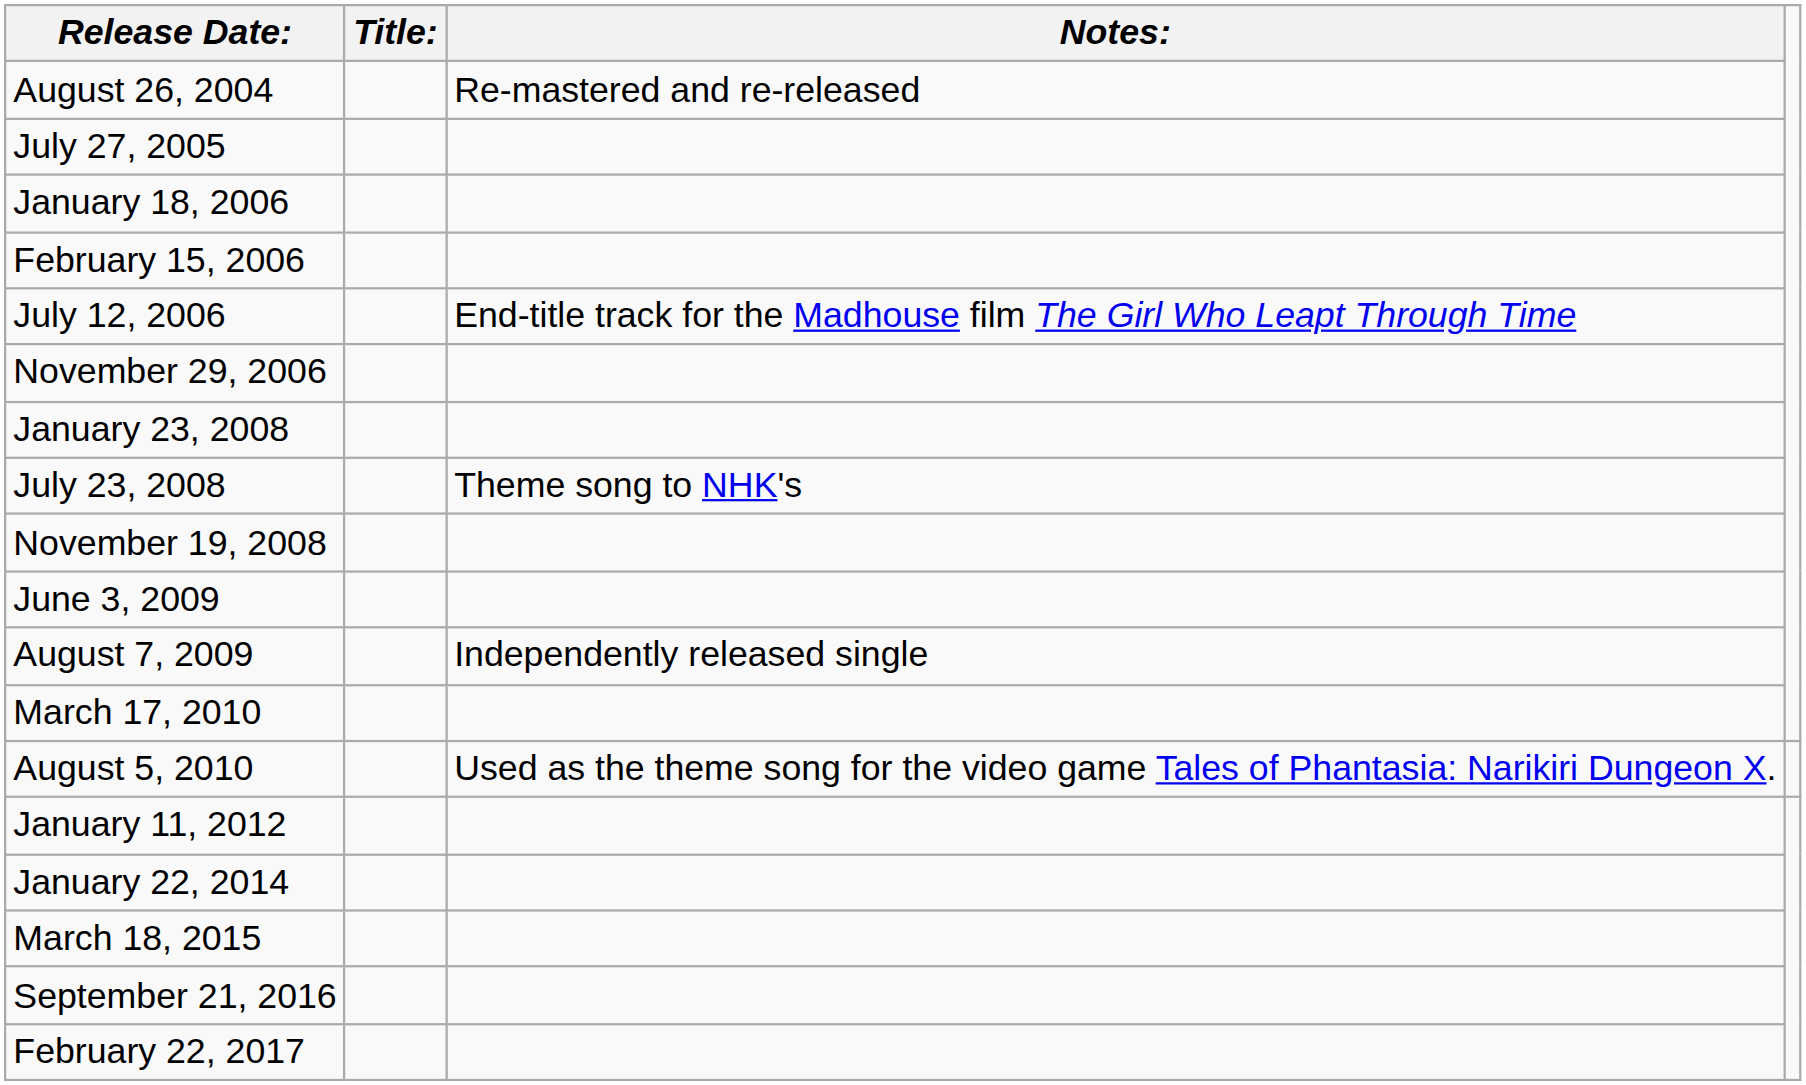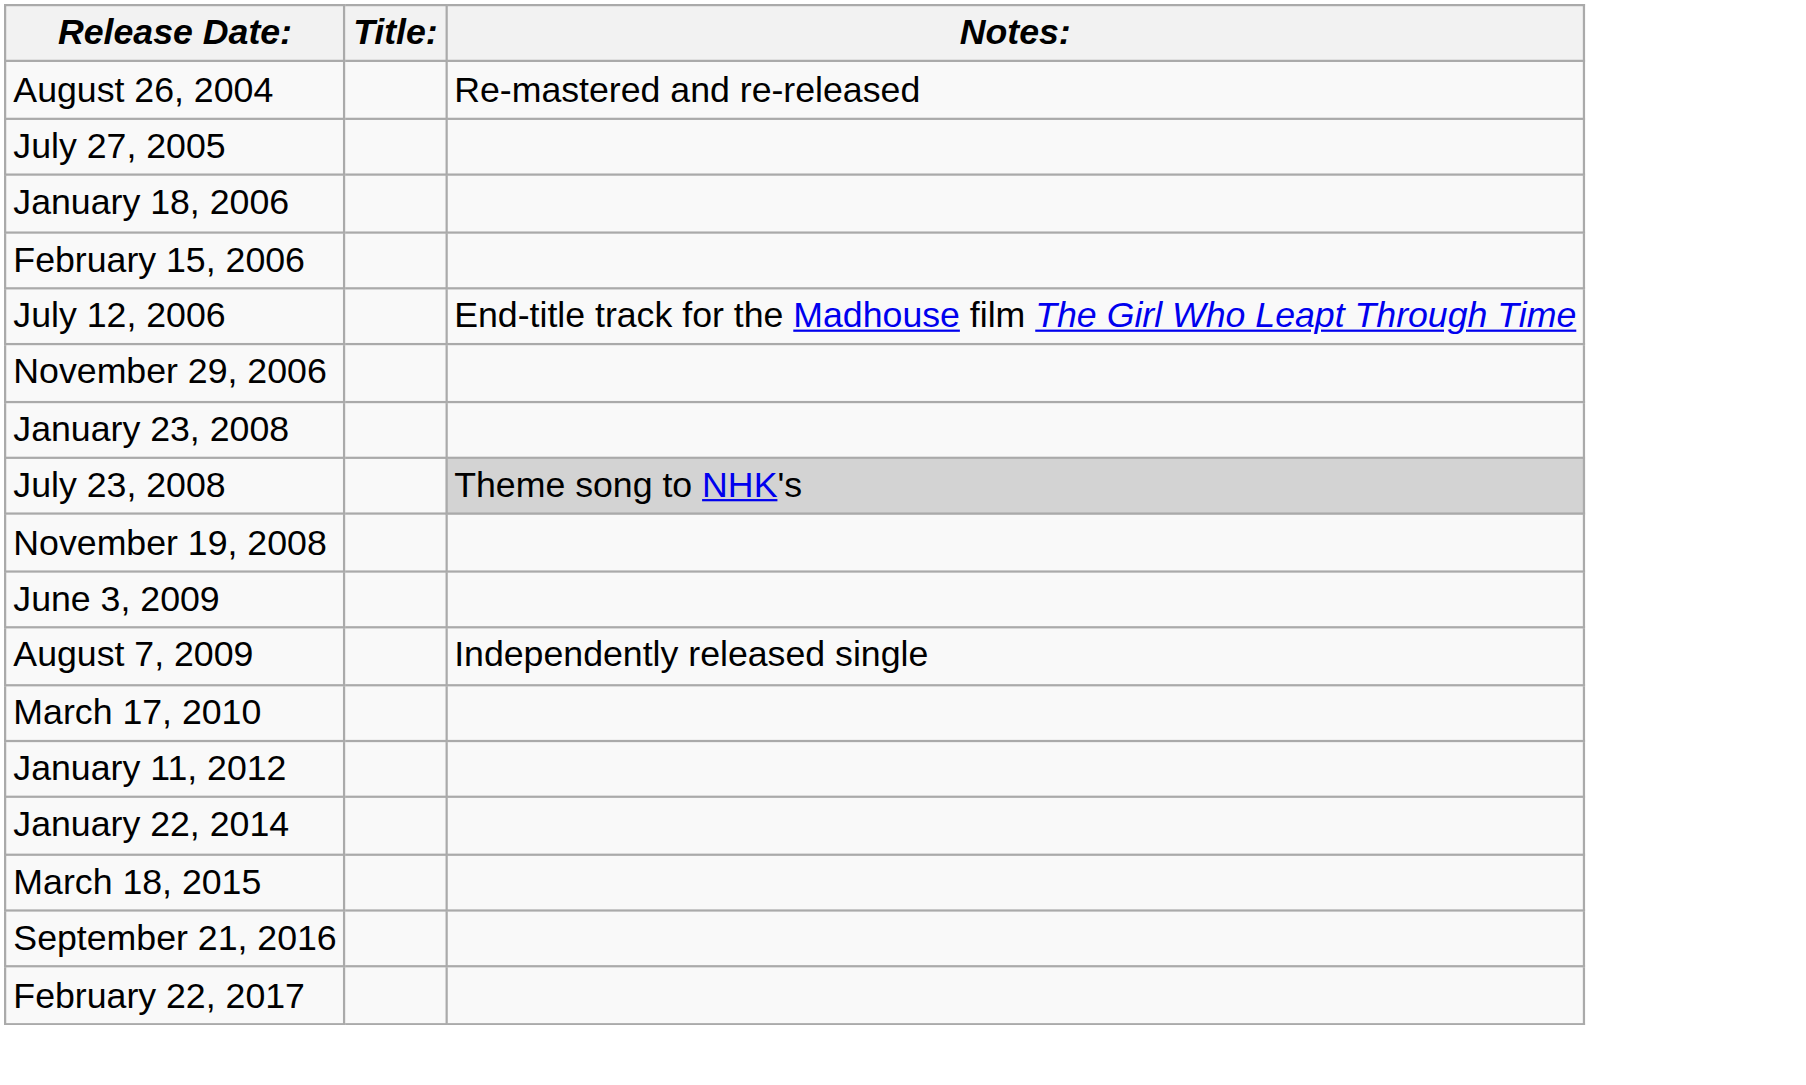(628, 485) no background -> (628, 485) lightgrey background
- row: (133, 768)
